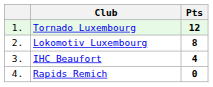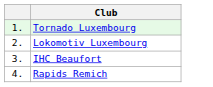- column: (195, 12)
